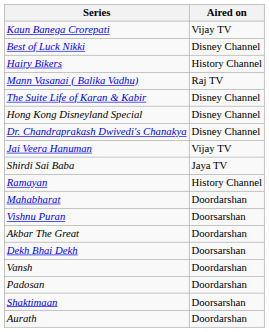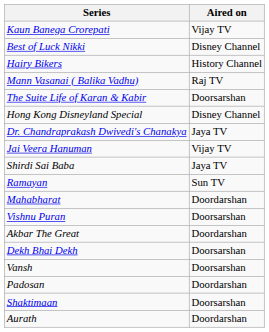(226, 98) Disney Channel -> (219, 98) Doorsarshan
(226, 132) Disney Channel -> (209, 132) Jaya TV
(227, 183) History Channel -> (208, 183) Sun TV
(219, 268) Doordarshan -> (219, 268) Doorsarshan
